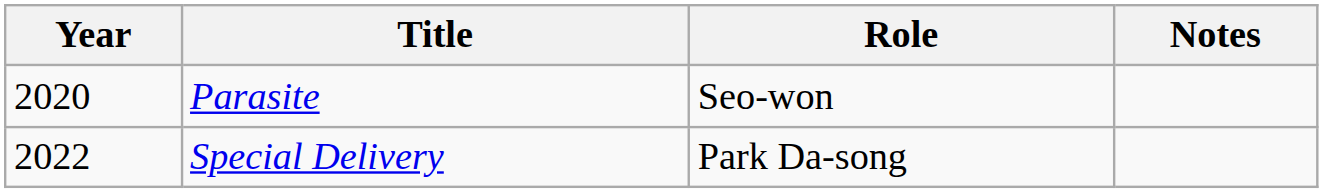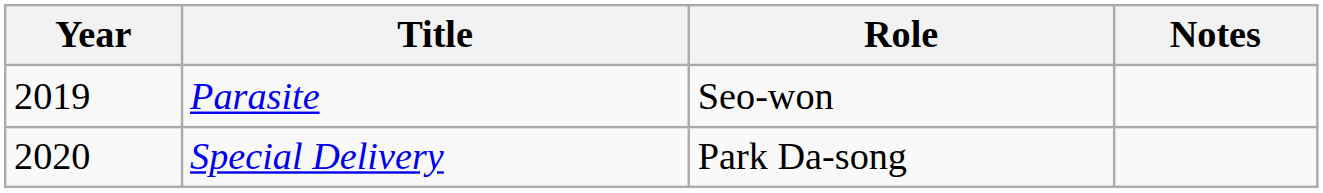(52, 95) 2020 -> (52, 95) 2019
(52, 156) 2022 -> (52, 156) 2020
